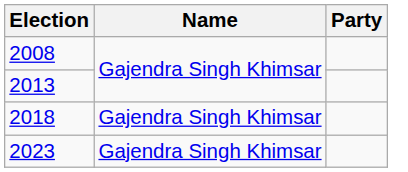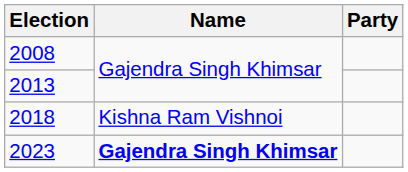(210, 118) Gajendra Singh Khimsar -> (190, 118) Kishna Ram Vishnoi
(210, 150) normal -> (218, 150) bold
